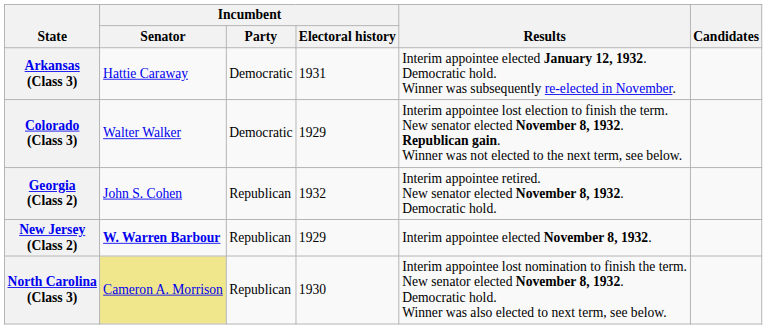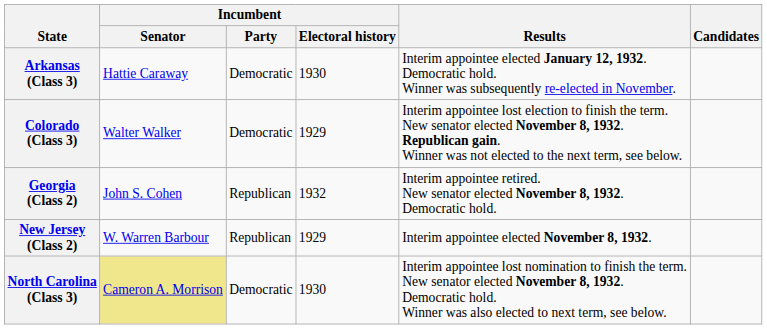(312, 73) 1931 -> (312, 73) 1930
(162, 237) bold -> (156, 237) normal
(260, 290) Republican -> (261, 290) Democratic
